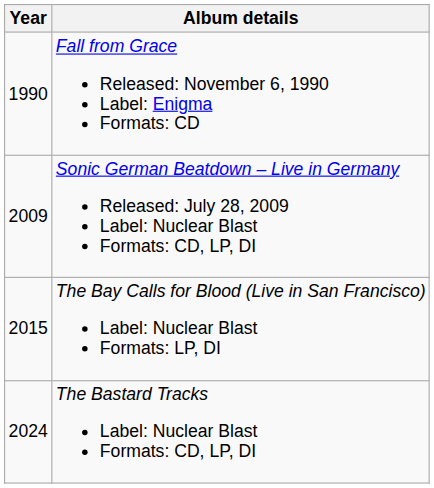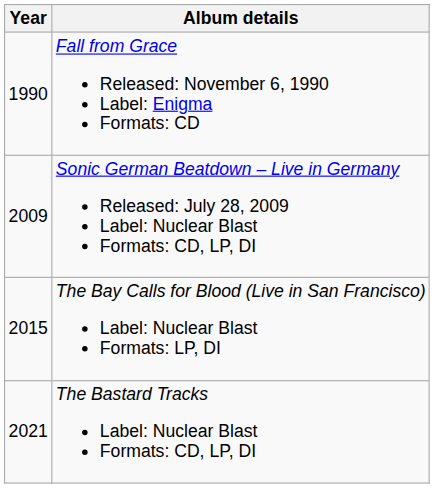(28, 431) 2024 -> (28, 431) 2021
